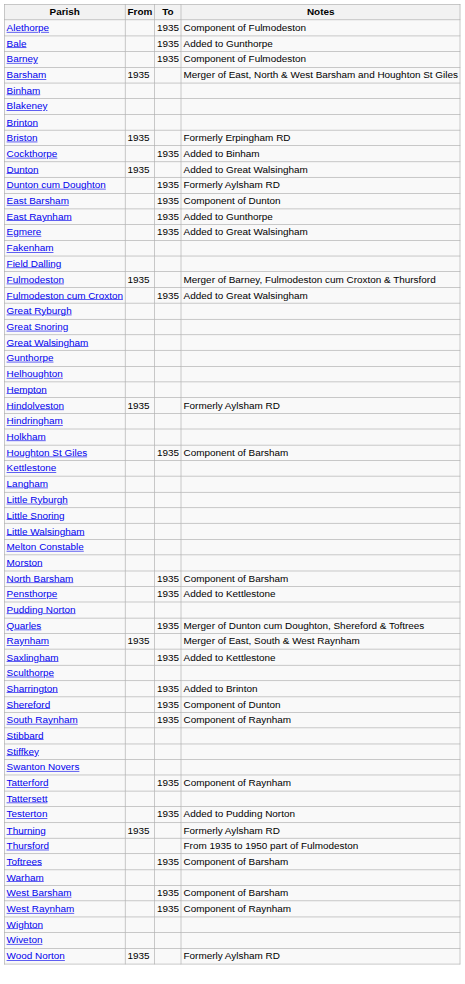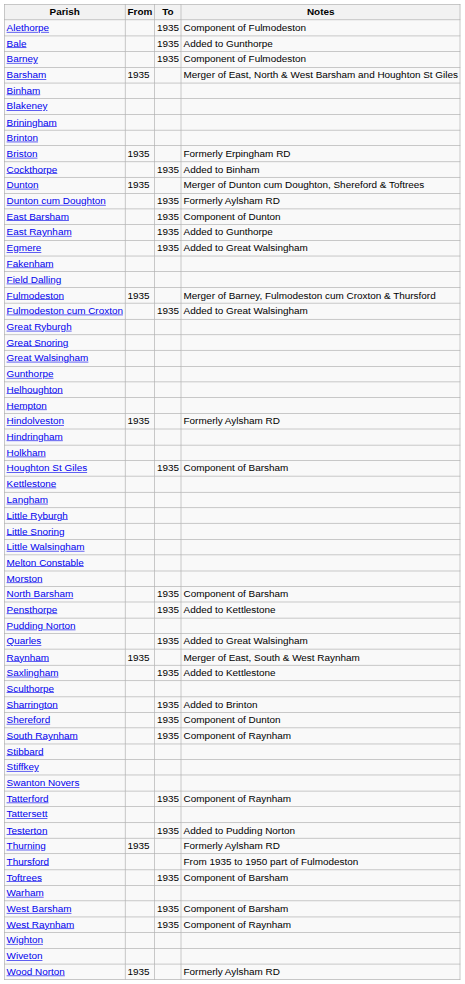+ row: (32, 122)
(246, 169) Added to Great Walsingham -> (304, 185) Merger of Dunton cum Doughton, Shereford & Toftrees
(304, 625) Merger of Dunton cum Doughton, Shereford & Toftrees -> (246, 641) Added to Great Walsingham
